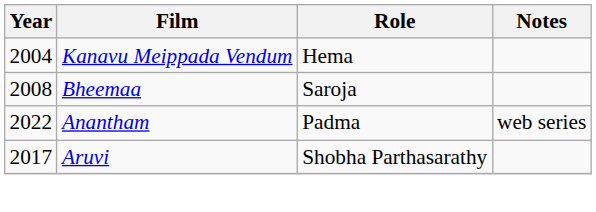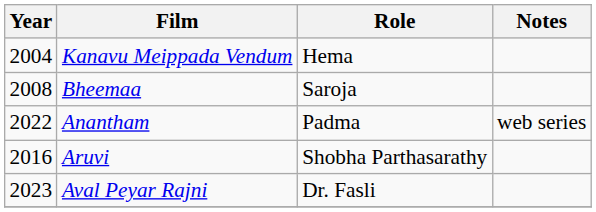(31, 156) 2017 -> (31, 156) 2016
+ row: (135, 190)
